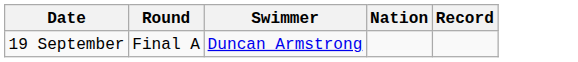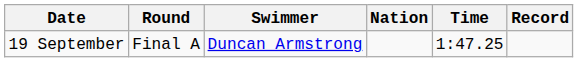+ column: (470, 18)
